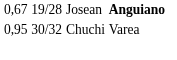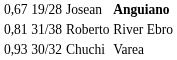+ row: (88, 29)
(16, 29) 0,95 -> (16, 49) 0,93
